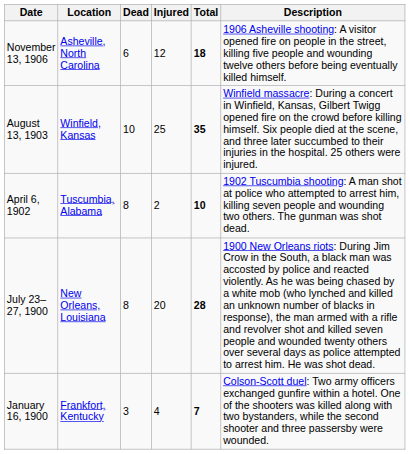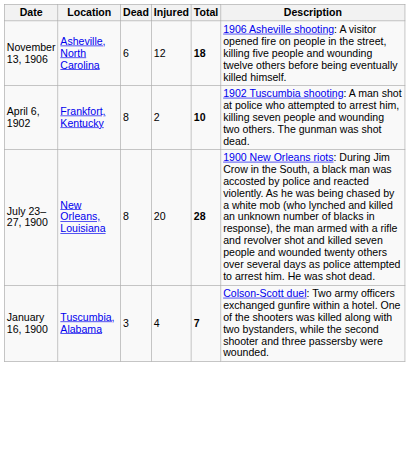- row: (27, 129)
(87, 205) Tuscumbia, Alabama -> (83, 117) Frankfort, Kentucky
(83, 411) Frankfort, Kentucky -> (87, 323) Tuscumbia, Alabama
